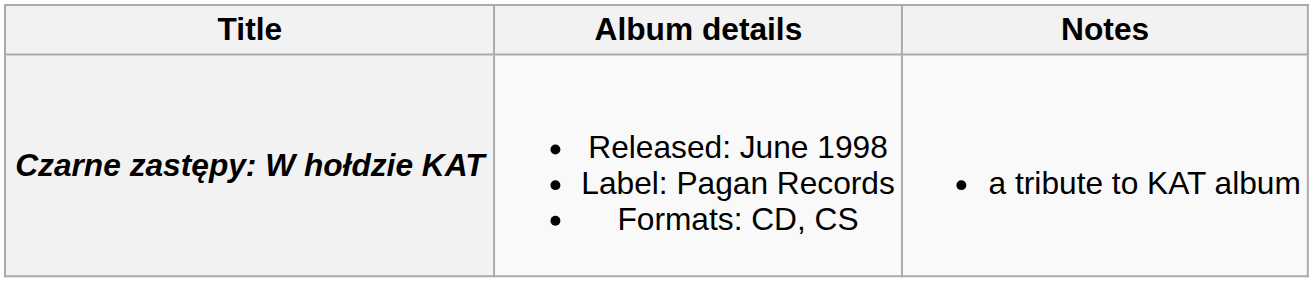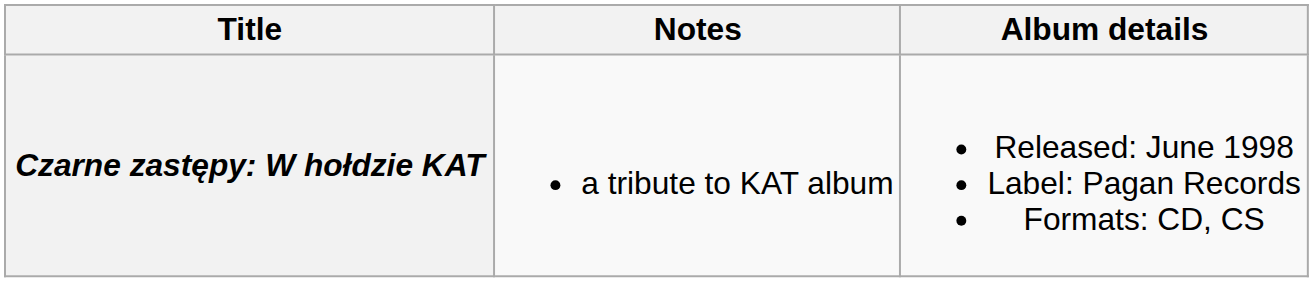columns swapped: (698, 29) <-> (1105, 29)
